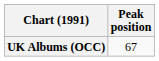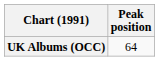(131, 46) 67 -> (131, 46) 64
